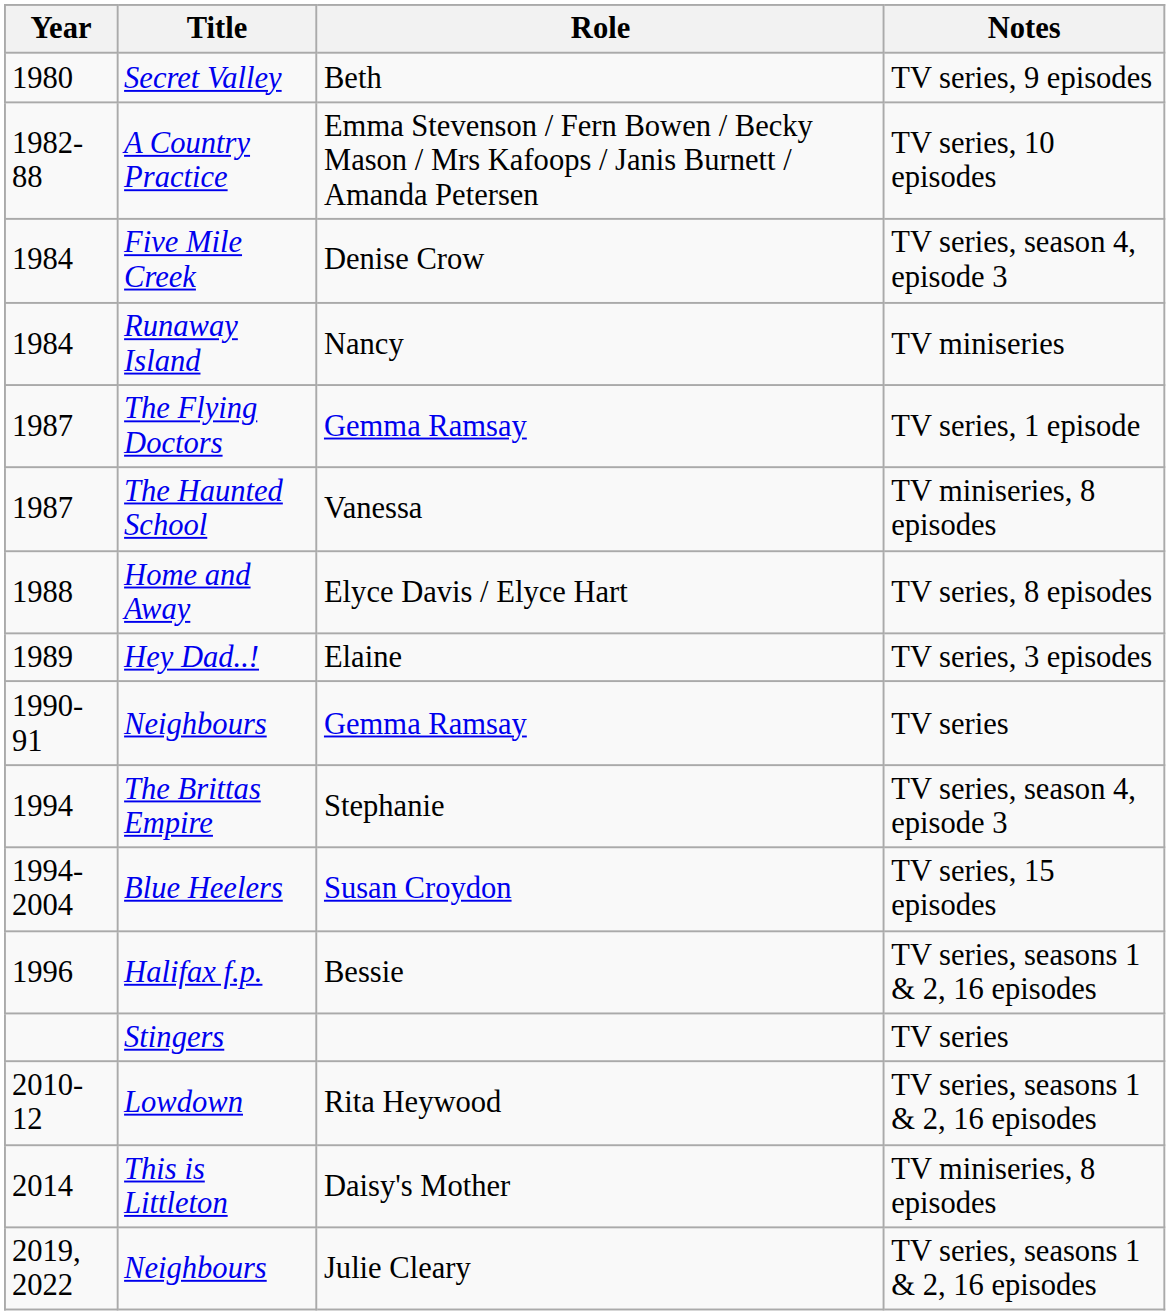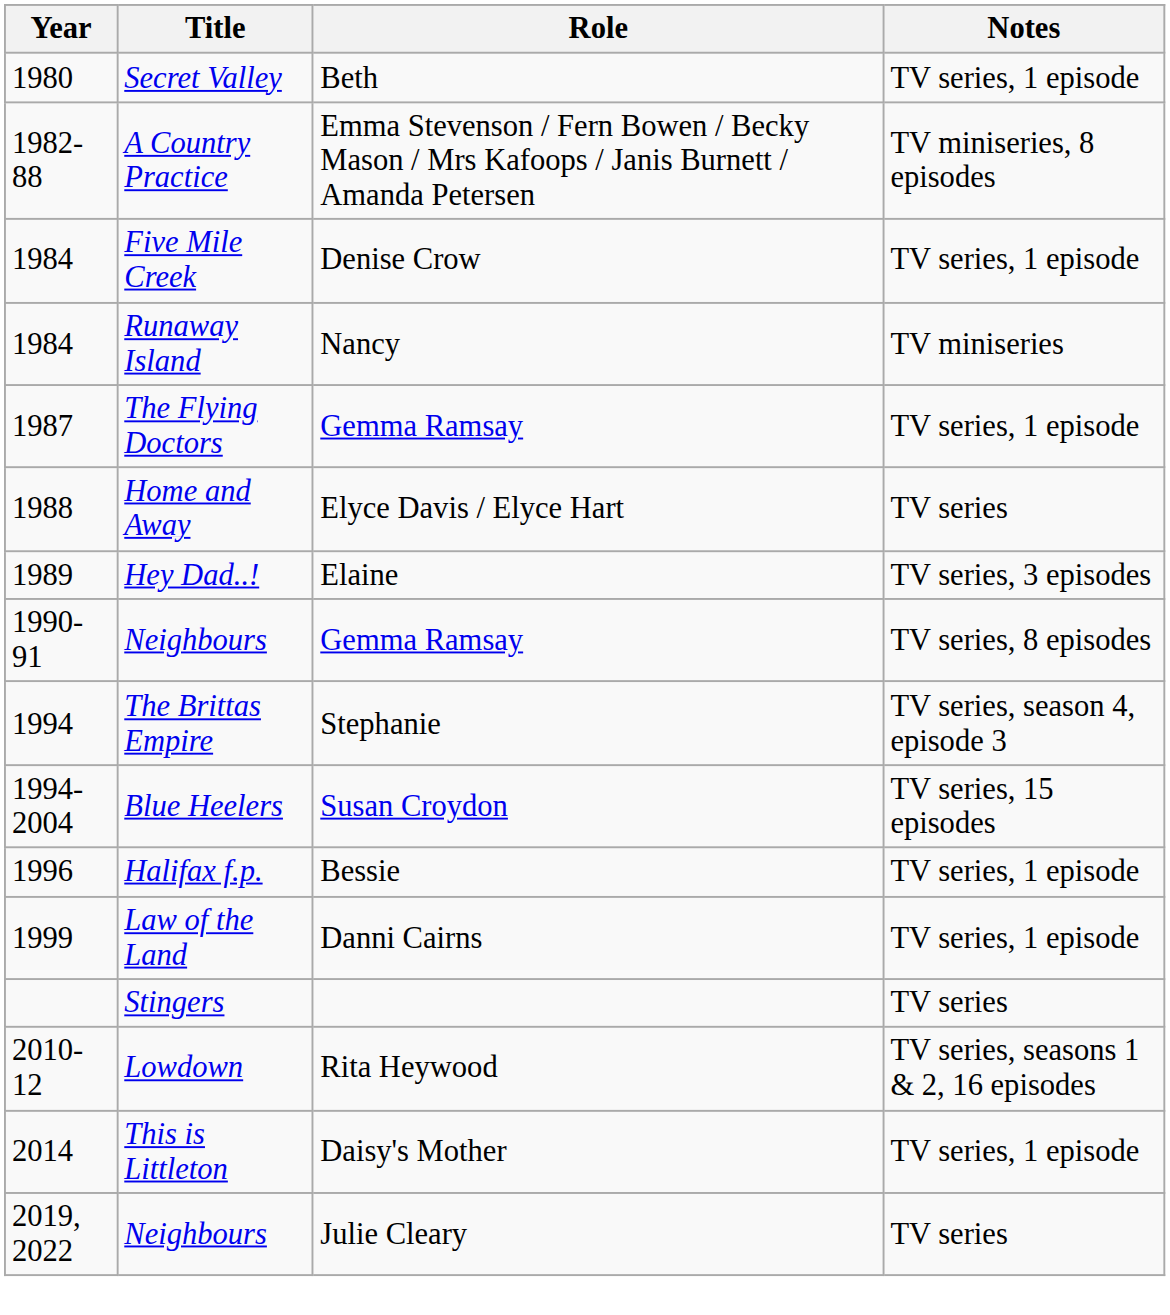(1022, 77) TV series, 9 episodes -> (1015, 77) TV series, 1 episode
(973, 160) TV series, 10 episodes -> (992, 160) TV miniseries, 8 episodes
(1014, 260) TV series, season 4, episode 3 -> (1015, 260) TV series, 1 episode
- row: (43, 508)
(1022, 591) TV series, 8 episodes -> (949, 508) TV series
(950, 722) TV series -> (1021, 639) TV series, 8 episodes
(1016, 971) TV series, seasons 1 & 2, 16 episodes -> (1015, 871) TV series, 1 episode
+ row: (43, 936)
(993, 1185) TV miniseries, 8 episodes -> (1015, 1151) TV series, 1 episode
(1016, 1268) TV series, seasons 1 & 2, 16 episodes -> (949, 1233) TV series
